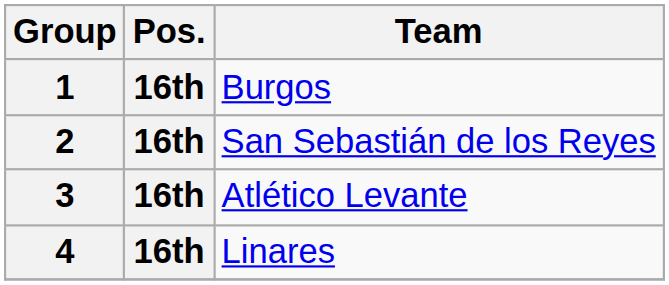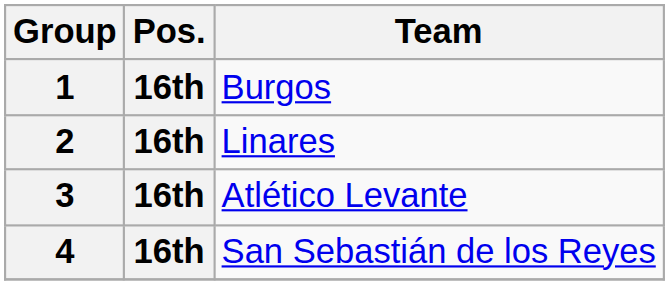(439, 141) San Sebastián de los Reyes -> (278, 141) Linares
(278, 251) Linares -> (439, 251) San Sebastián de los Reyes
